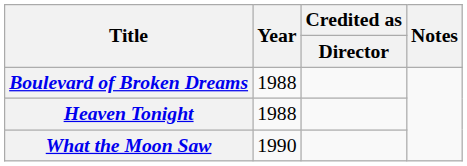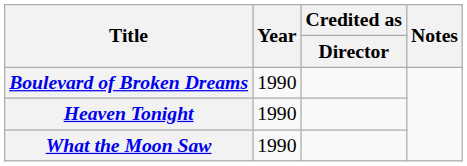(277, 82) 1988 -> (277, 82) 1990
(277, 113) 1988 -> (277, 113) 1990
